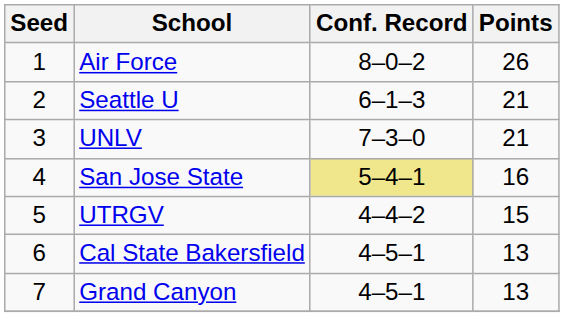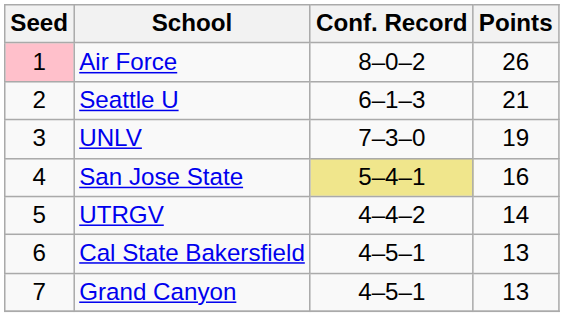(39, 61) no background -> (39, 61) pink background
(516, 138) 21 -> (516, 138) 19
(516, 215) 15 -> (516, 215) 14
